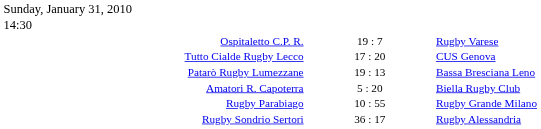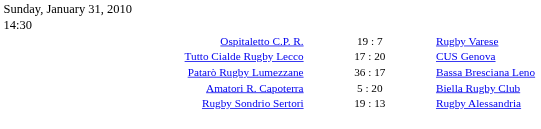(370, 72) 19 : 13 -> (370, 72) 36 : 17
- row: (265, 103)
(370, 119) 36 : 17 -> (370, 103) 19 : 13
